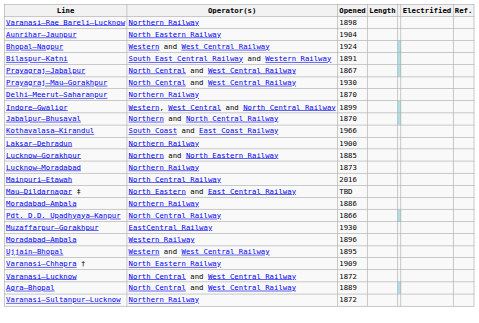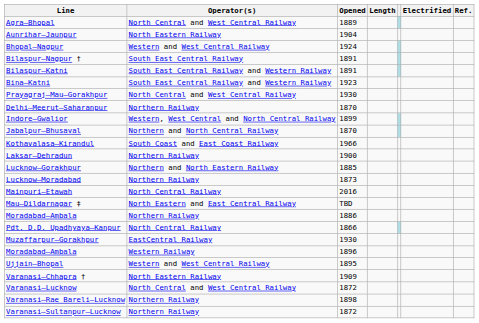rows swapped: (30, 288) <-> (66, 22)
+ row: (44, 59)
+ row: (28, 83)
- row: (46, 71)
